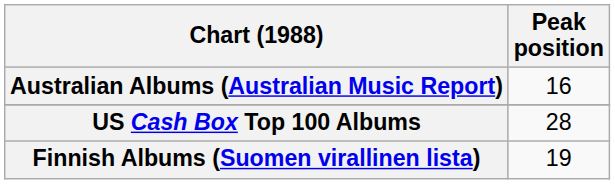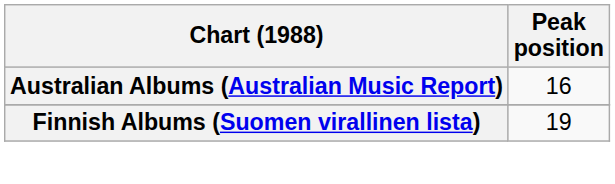- row: (257, 122)
